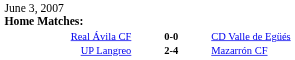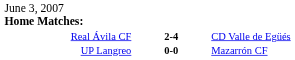(171, 36) 0-0 -> (171, 36) 2-4
(171, 51) 2-4 -> (171, 51) 0-0
